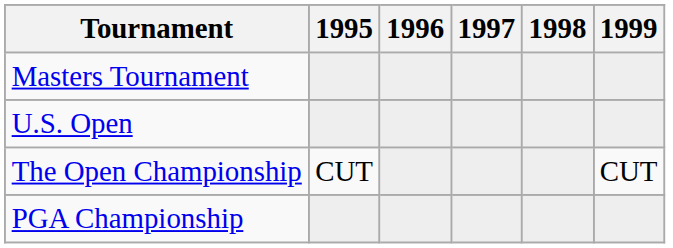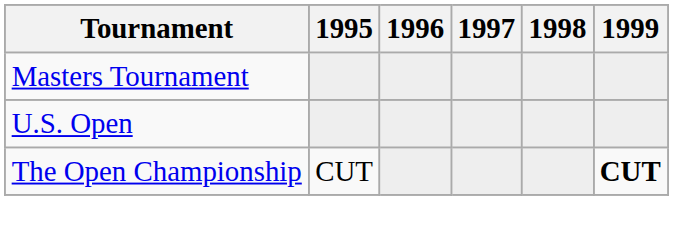(629, 171) normal -> (630, 171) bold
- row: (127, 218)
